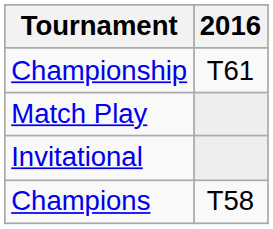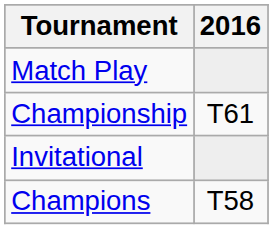rows swapped: (99, 69) <-> (79, 113)
